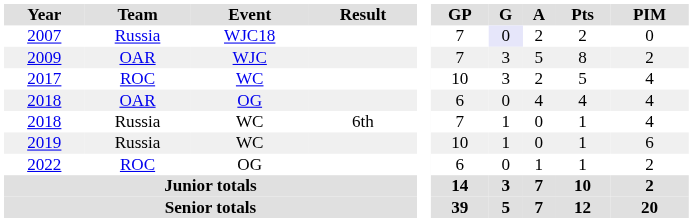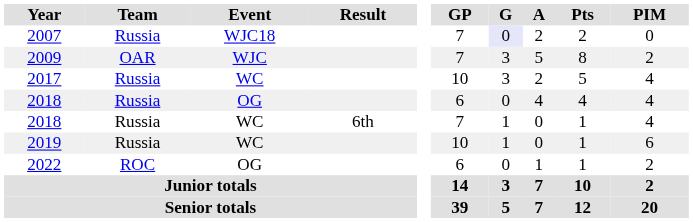(138, 78) ROC -> (138, 78) Russia
(138, 100) OAR -> (138, 100) Russia
